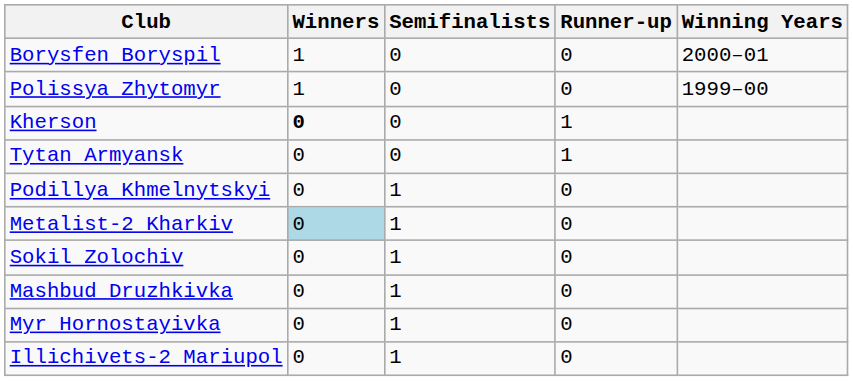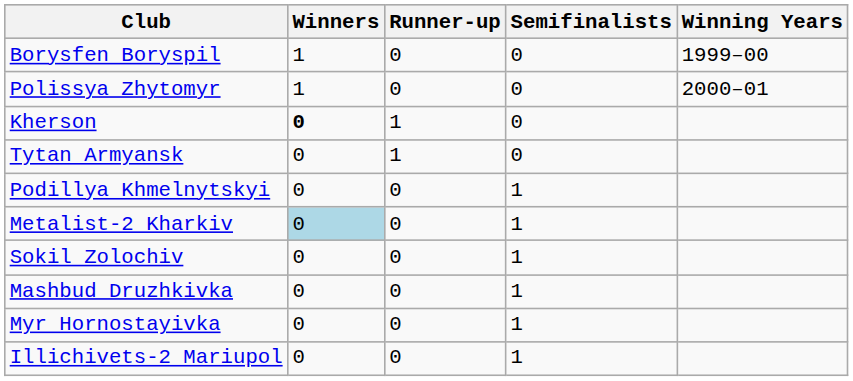columns swapped: (616, 22) <-> (470, 22)
(725, 55) 2000–01 -> (725, 55) 1999–00
(725, 89) 1999–00 -> (725, 89) 2000–01
